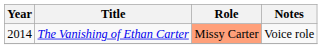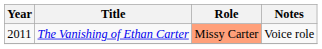(20, 33) 2014 -> (19, 33) 2011
